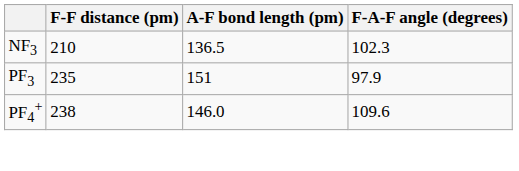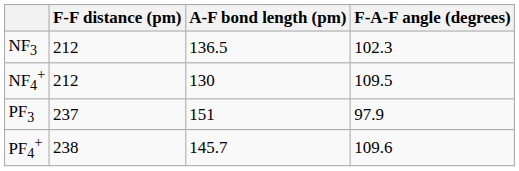(63, 47) 210 -> (66, 47) 212
+ row: (27, 80)
(63, 78) 235 -> (66, 114) 237
(206, 112) 146.0 -> (208, 147) 145.7
